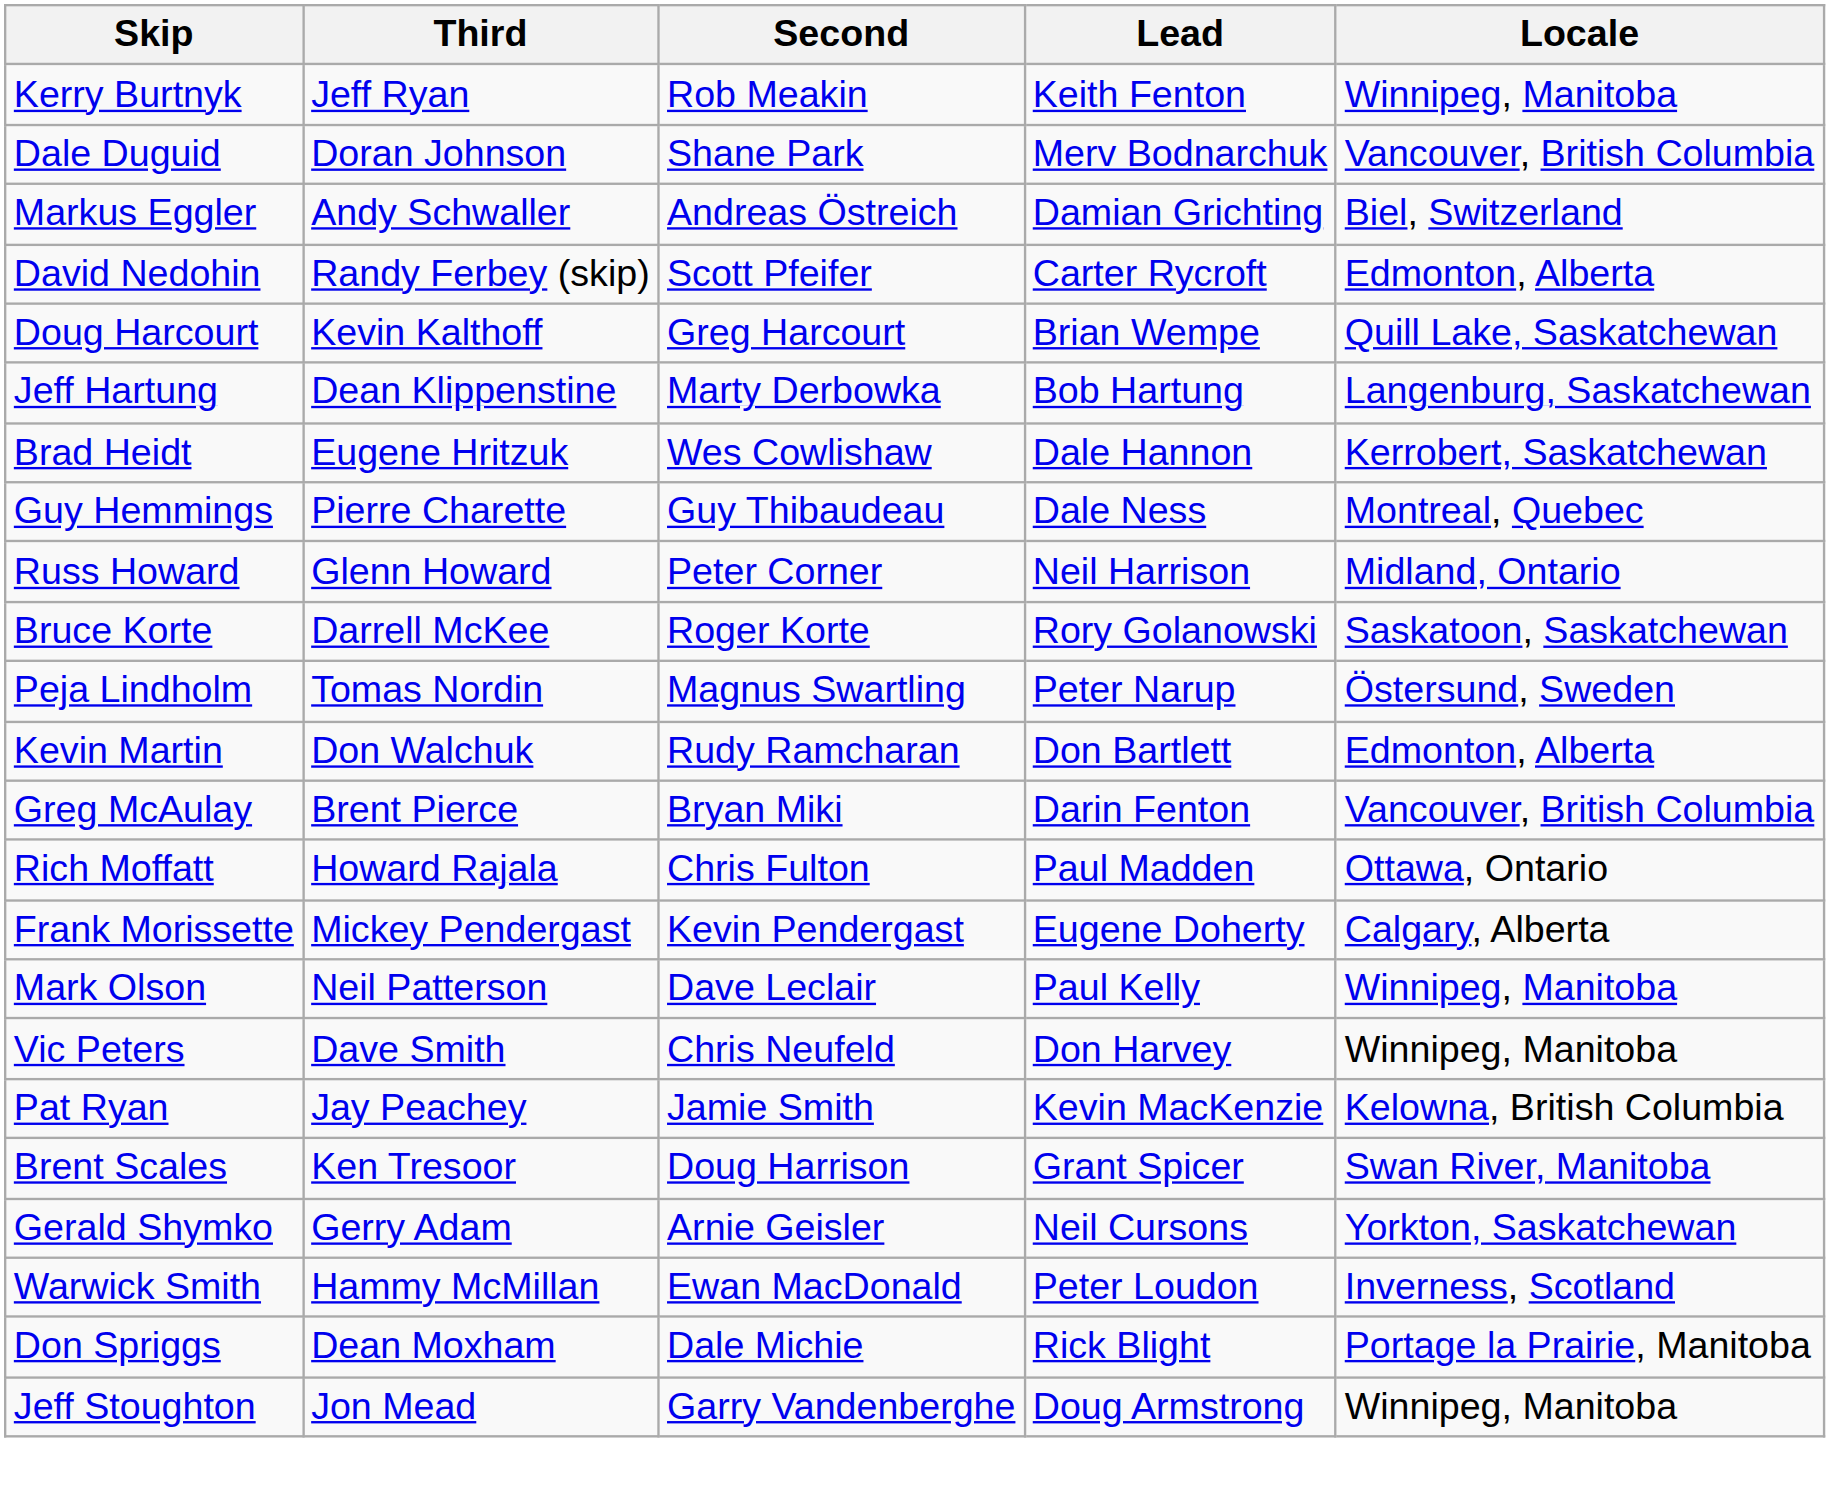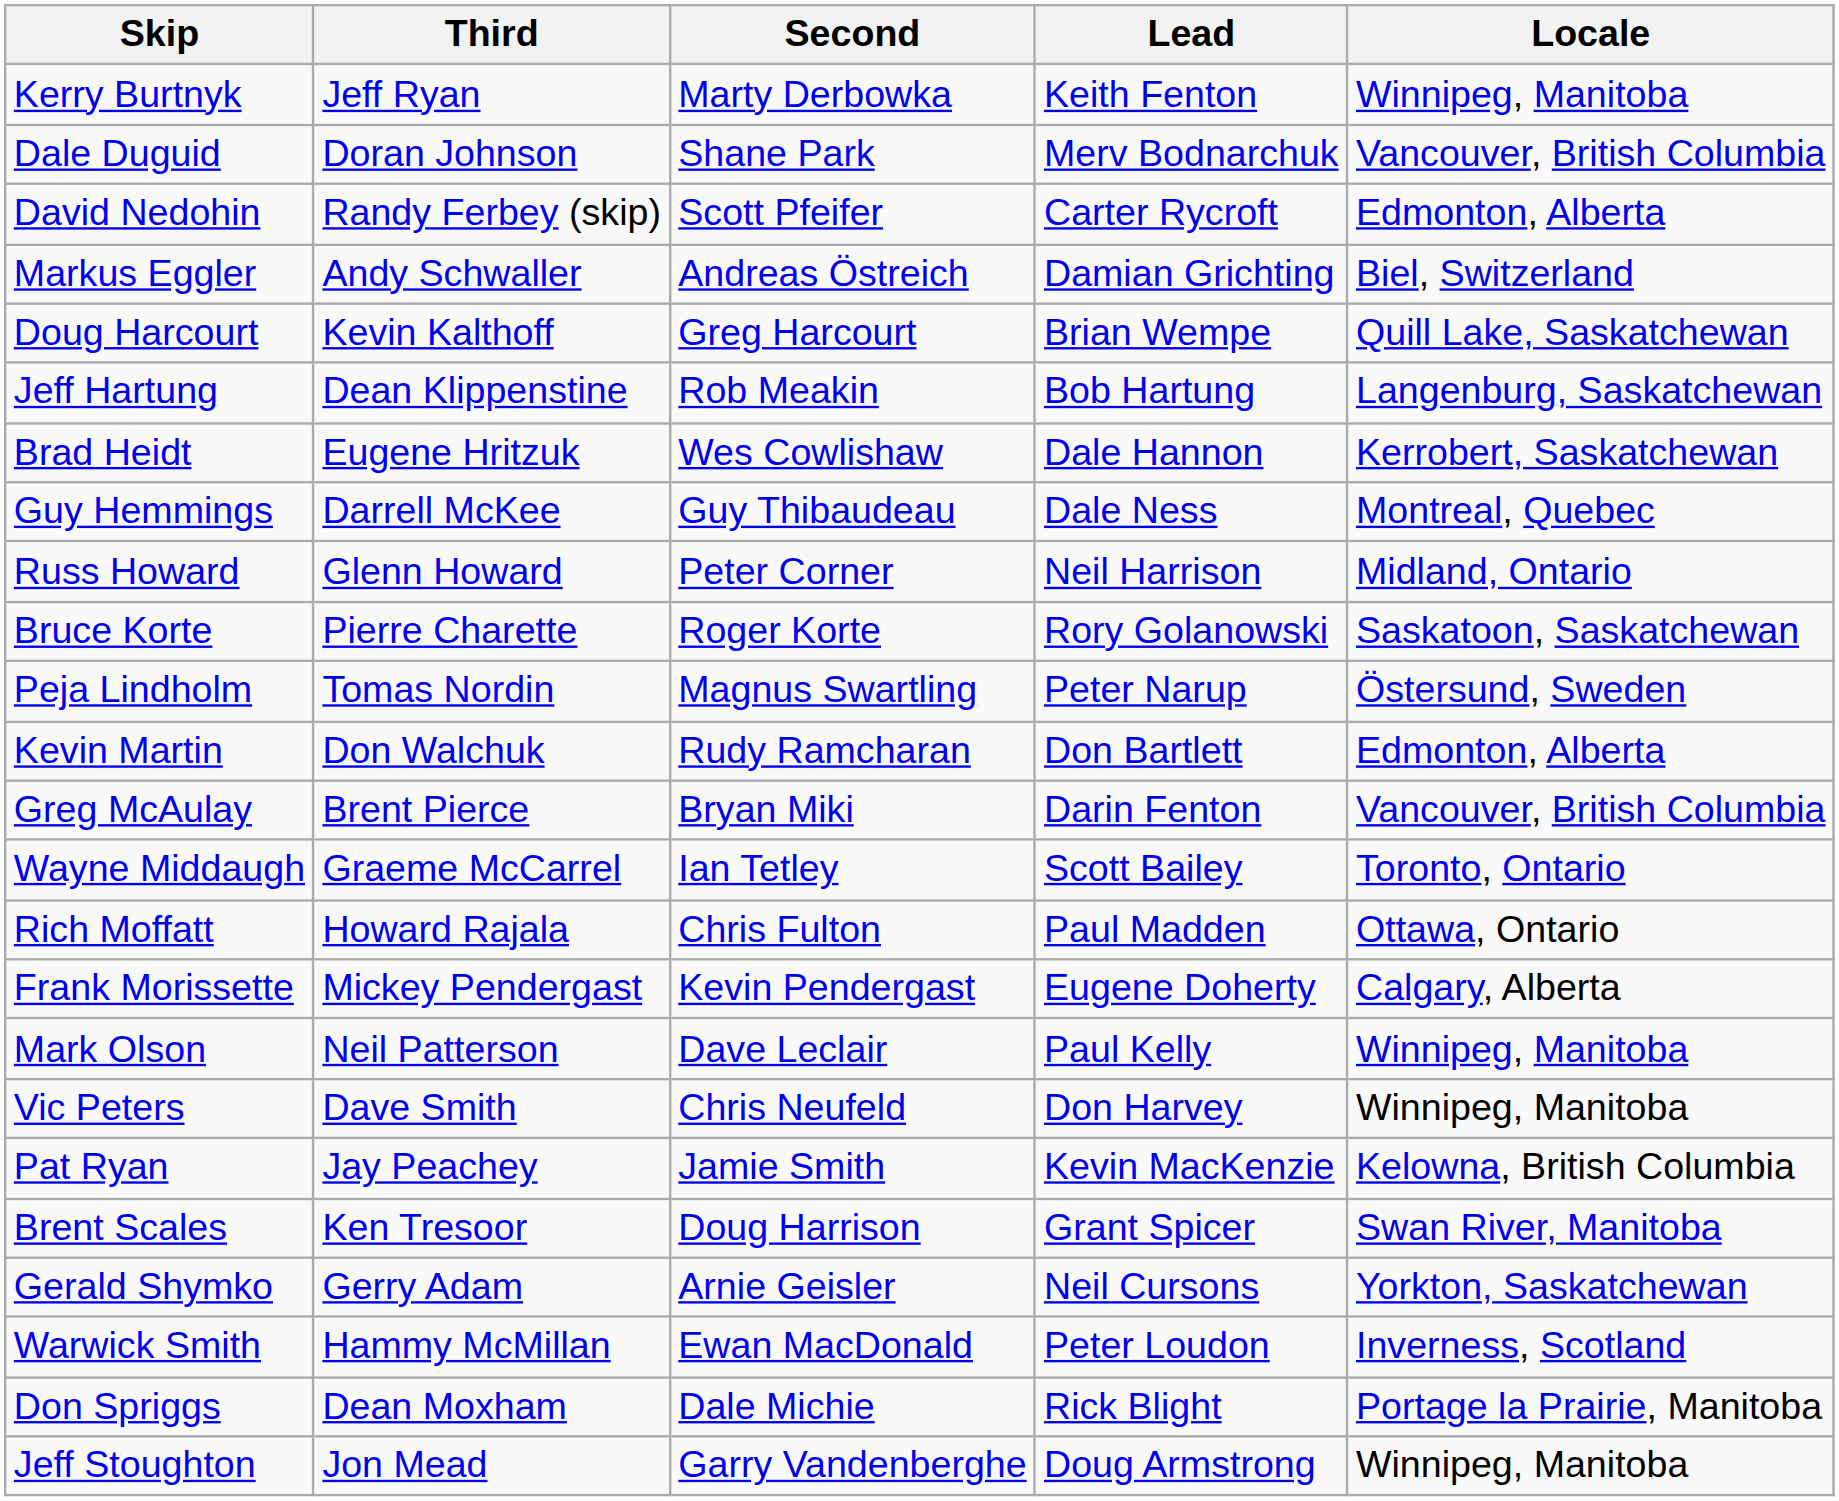(767, 93) Rob Meakin -> (815, 93) Marty Derbowka
rows swapped: (135, 213) <-> (137, 272)
(804, 392) Marty Derbowka -> (779, 392) Rob Meakin
(439, 511) Pierre Charette -> (441, 511) Darrell McKee
(430, 630) Darrell McKee -> (450, 630) Pierre Charette
+ row: (159, 869)
